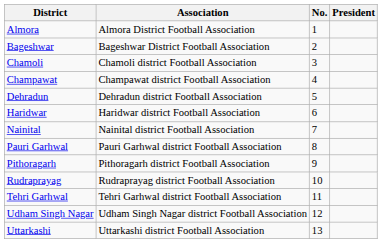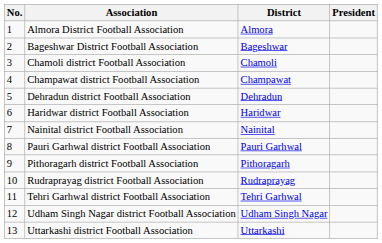columns swapped: (320, 12) <-> (50, 12)
